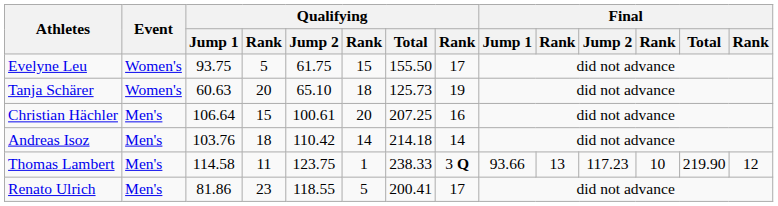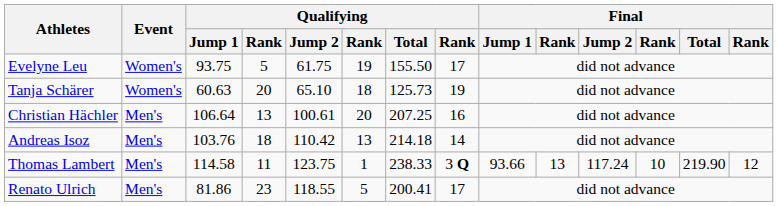(364, 66) 15 -> (364, 66) 19
(264, 115) 15 -> (264, 115) 13
(364, 139) 14 -> (364, 139) 13
(607, 164) 117.23 -> (607, 164) 117.24
